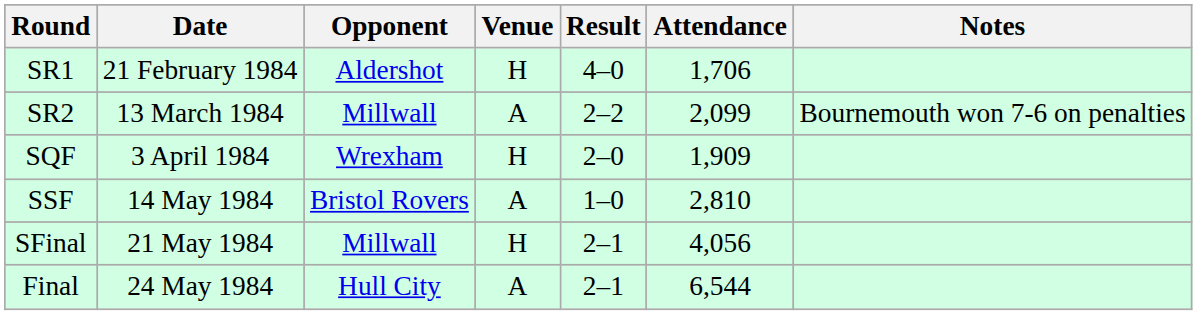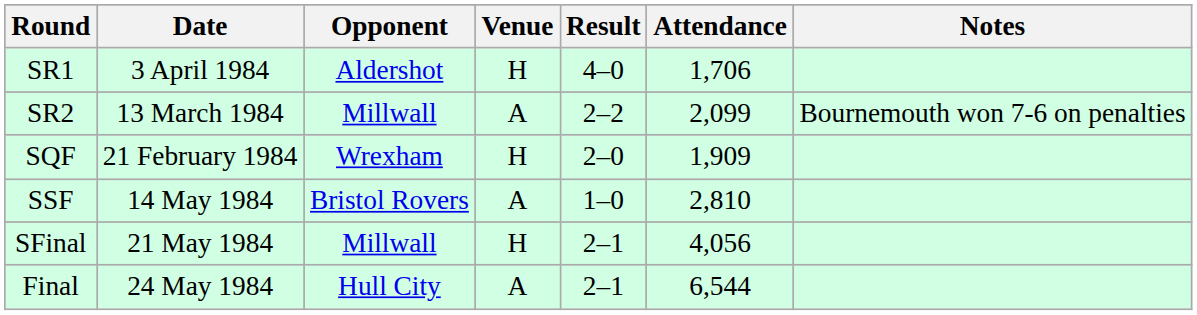(200, 69) 21 February 1984 -> (200, 69) 3 April 1984
(200, 156) 3 April 1984 -> (200, 156) 21 February 1984
